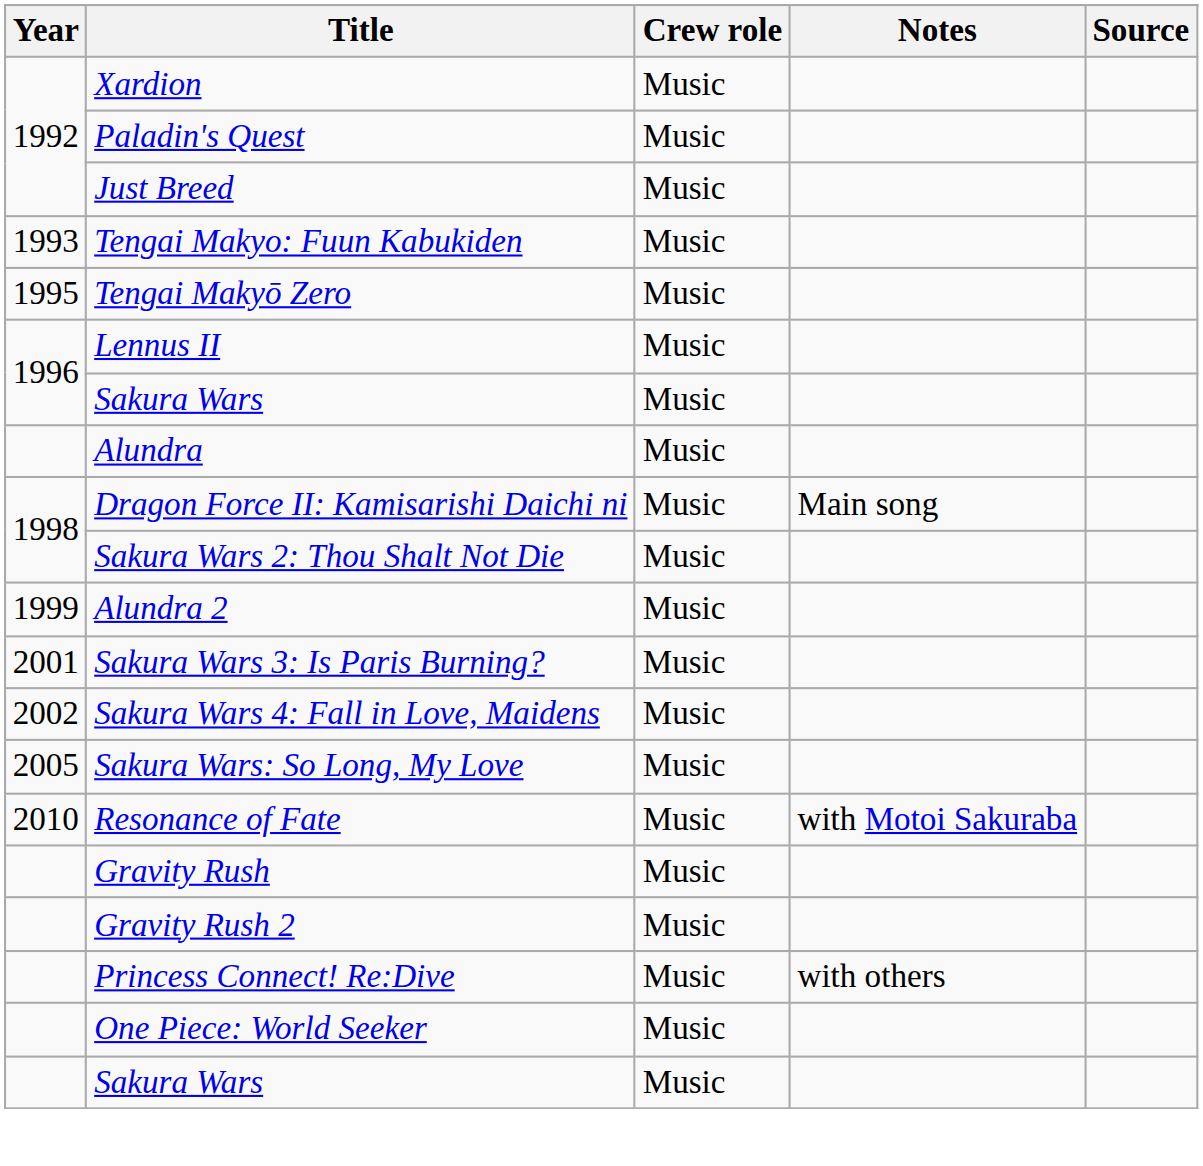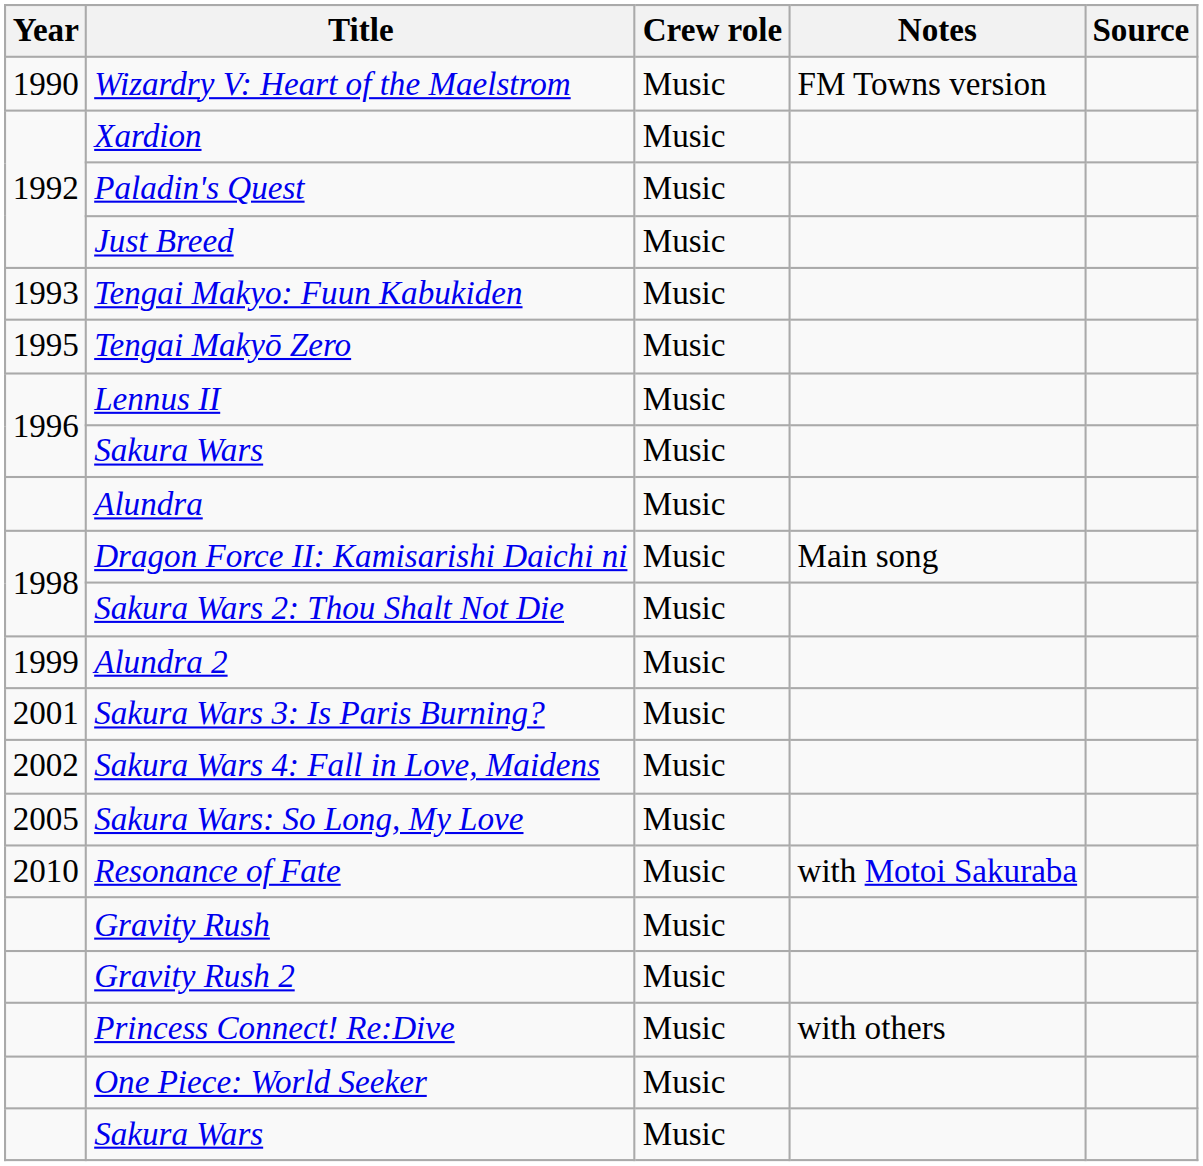+ row: (46, 83)
